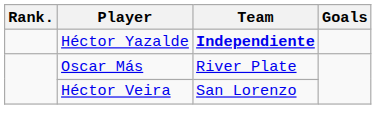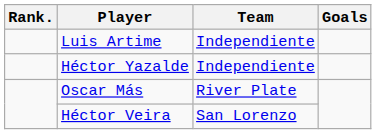+ row: (111, 42)
(255, 42) bold -> (255, 67) normal
